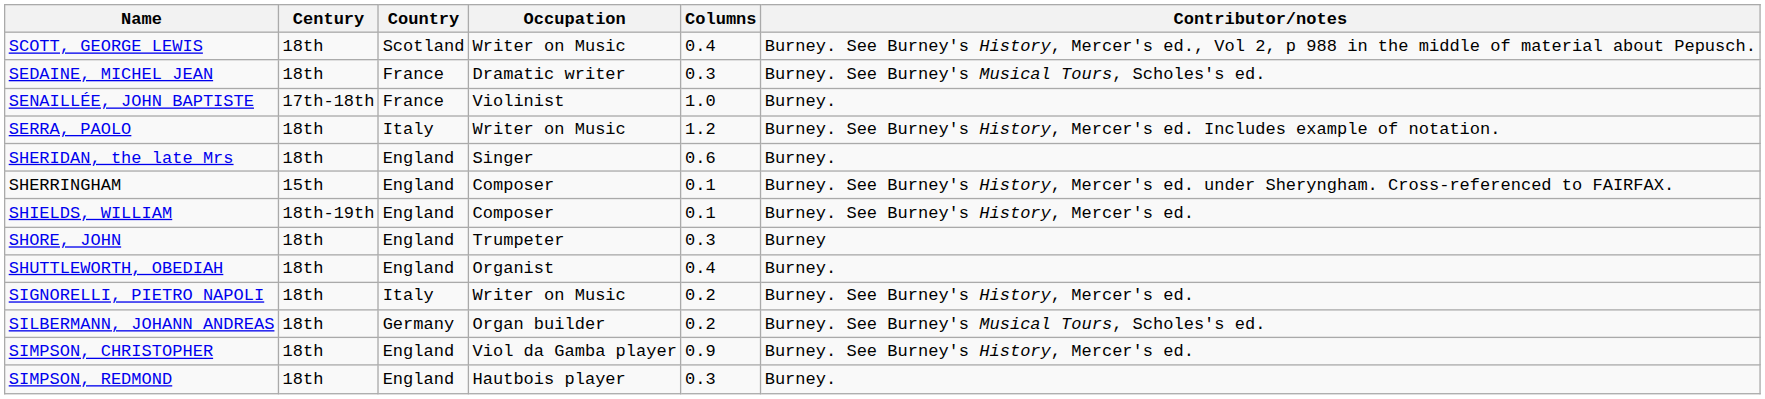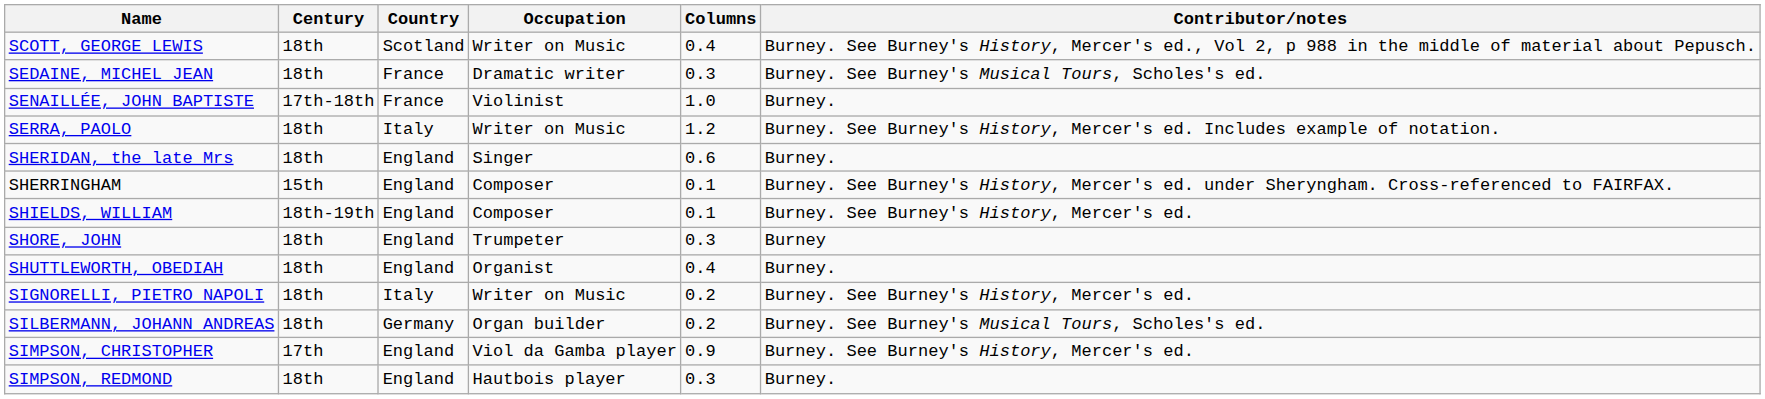(303, 352) 18th -> (303, 352) 17th
